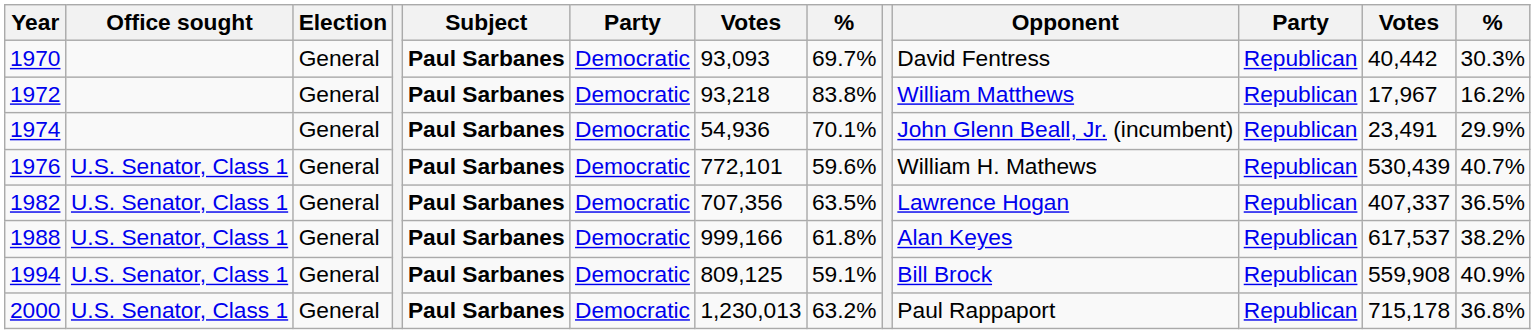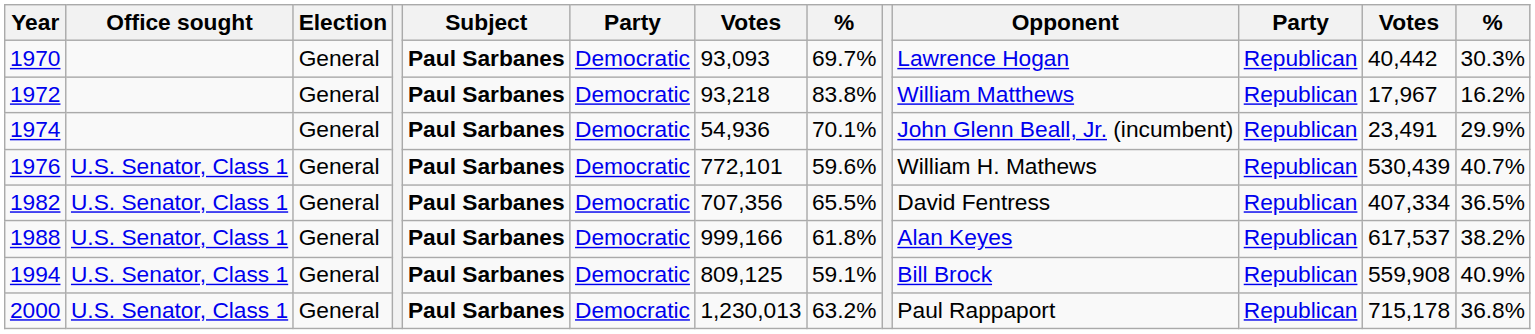(974, 58) David Fentress -> (983, 58) Lawrence Hogan
(844, 202) 63.5% -> (844, 202) 65.5%
(983, 202) Lawrence Hogan -> (974, 202) David Fentress
(1409, 202) 407,337 -> (1409, 202) 407,334
